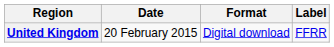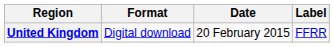columns swapped: (151, 13) <-> (246, 13)
